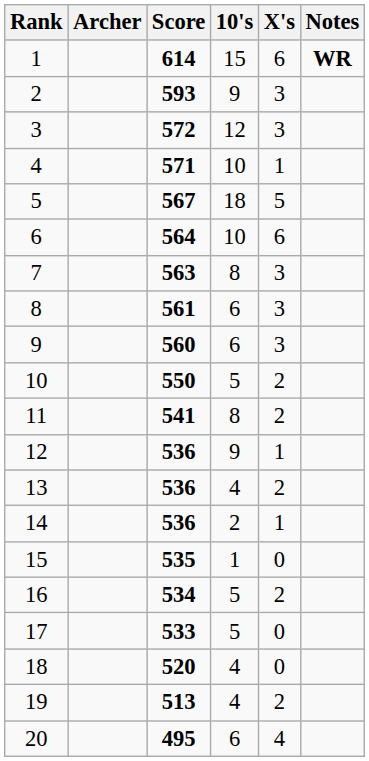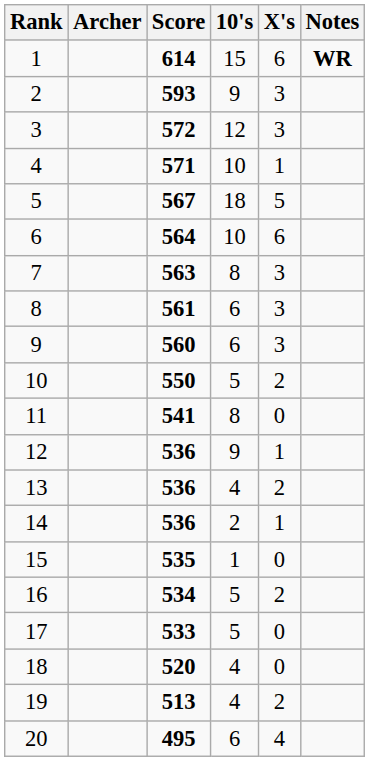(279, 415) 2 -> (279, 415) 0
